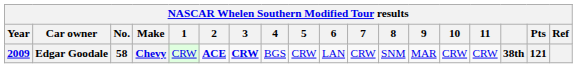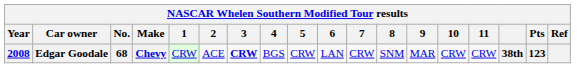(18, 53) 2009 -> (18, 53) 2008
(122, 53) 58 -> (122, 53) 68
(214, 53) bold -> (213, 53) normal
(538, 53) 121 -> (537, 53) 123
